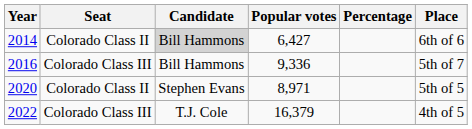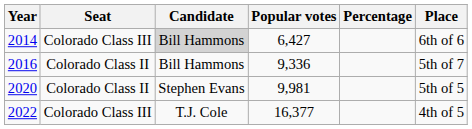(98, 40) Colorado Class II -> (98, 40) Colorado Class III
(98, 64) Colorado Class III -> (98, 64) Colorado Class II
(294, 88) 8,971 -> (294, 88) 9,981
(294, 112) 16,379 -> (294, 112) 16,377
